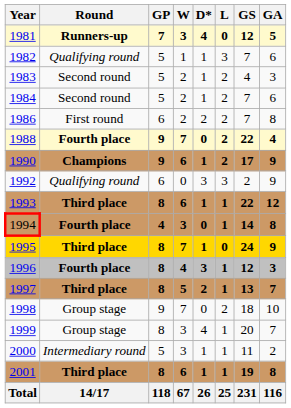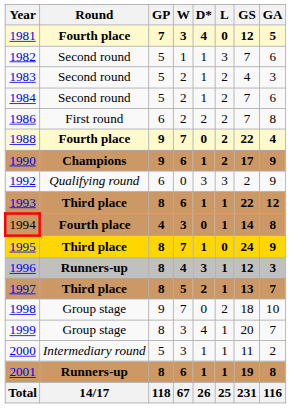(94, 35) Runners-up -> (94, 35) Fourth place
(94, 56) Qualifying round -> (94, 56) Second round
(94, 267) Fourth place -> (94, 267) Runners-up
(94, 371) Third place -> (94, 371) Runners-up
